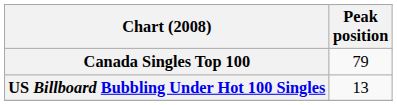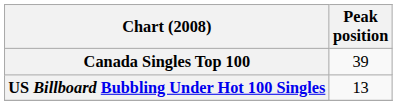(361, 61) 79 -> (361, 61) 39
